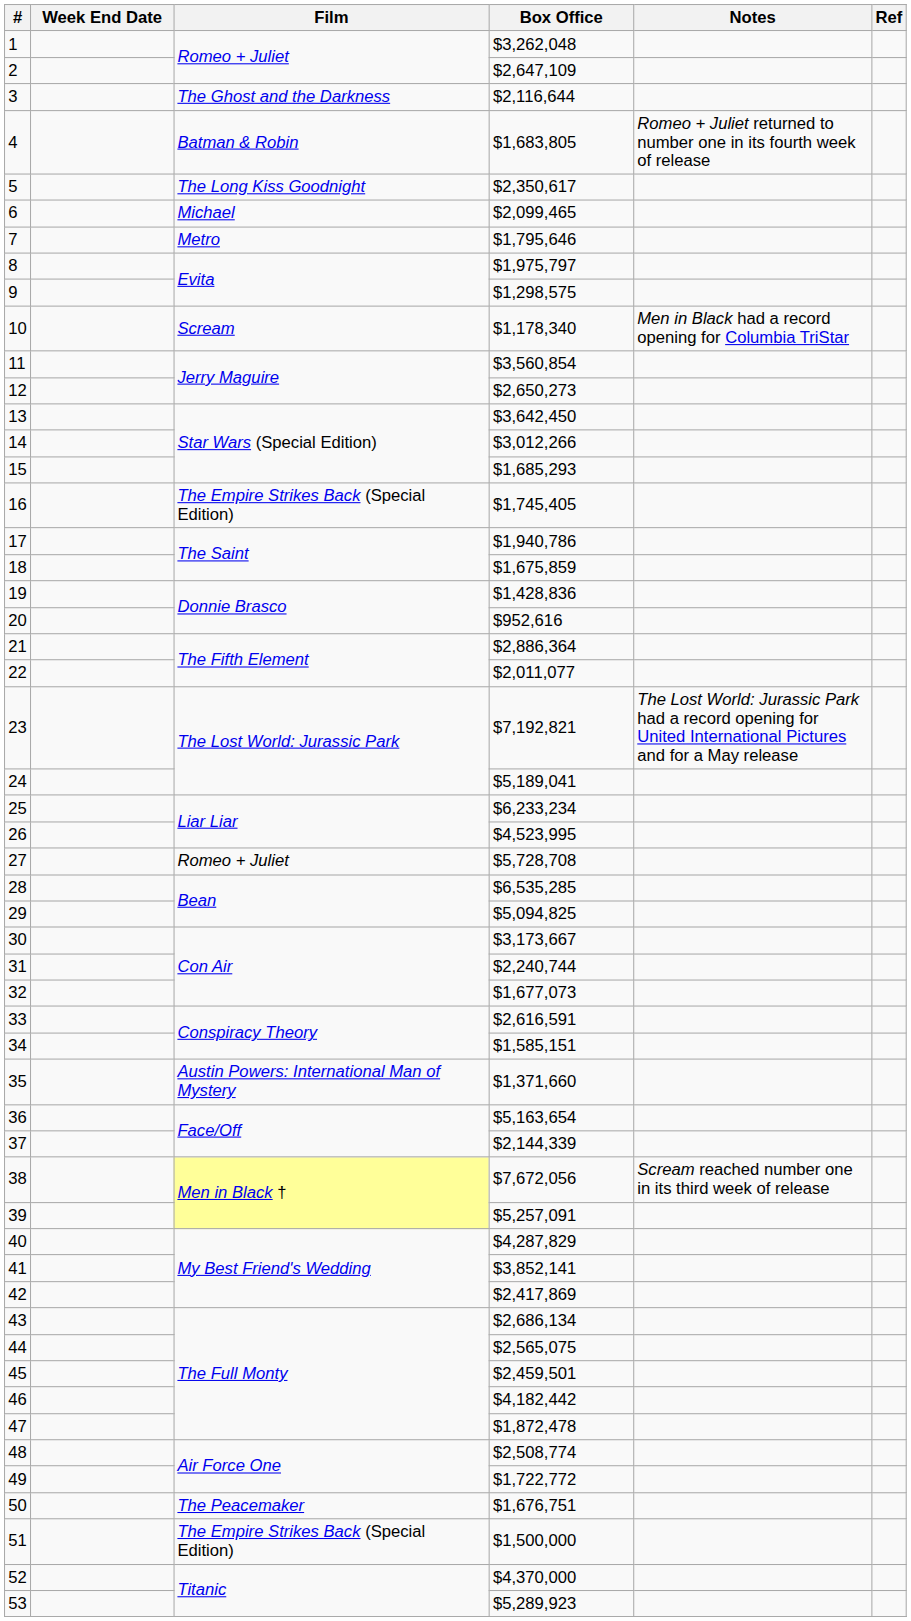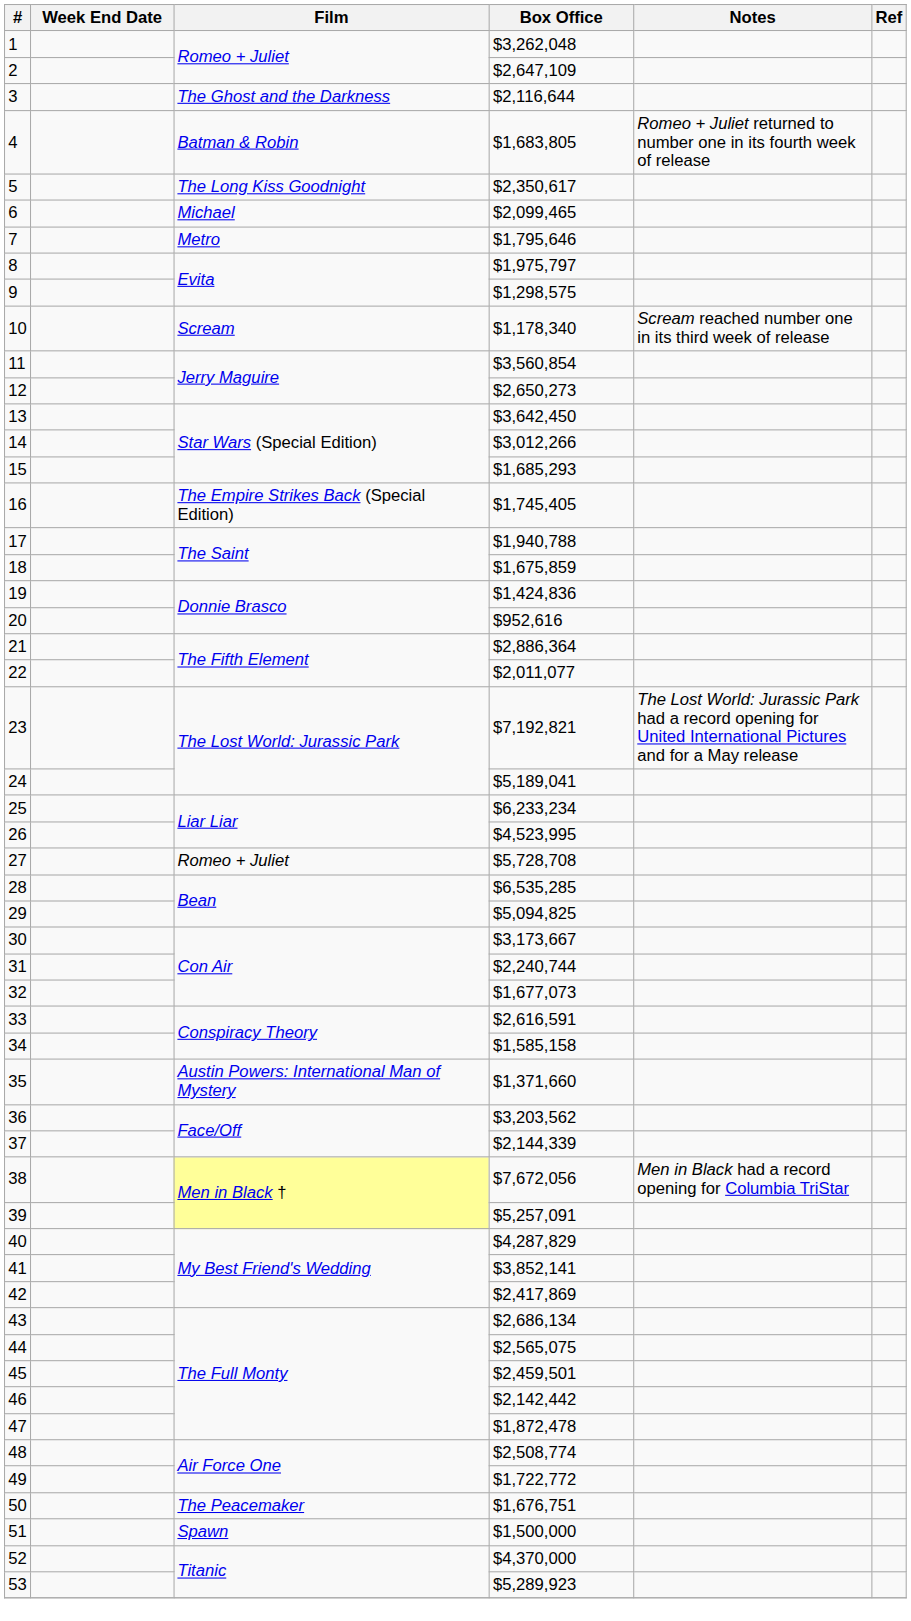(743, 328) Men in Black had a record opening for Columbia TriStar -> (745, 328) Scream reached number one in its third week of release
(535, 541) $1,940,786 -> (535, 541) $1,940,788
(535, 593) $1,428,836 -> (535, 593) $1,424,836
(535, 1045) $1,585,151 -> (535, 1045) $1,585,158
(535, 1117) $5,163,654 -> (535, 1117) $3,203,562
(745, 1179) Scream reached number one in its third week of release -> (743, 1179) Men in Black had a record opening for Columbia TriStar
(535, 1400) $4,182,442 -> (535, 1400) $2,142,442
(301, 1541) The Empire Strikes Back (Special Edition) -> (203, 1532) Spawn
